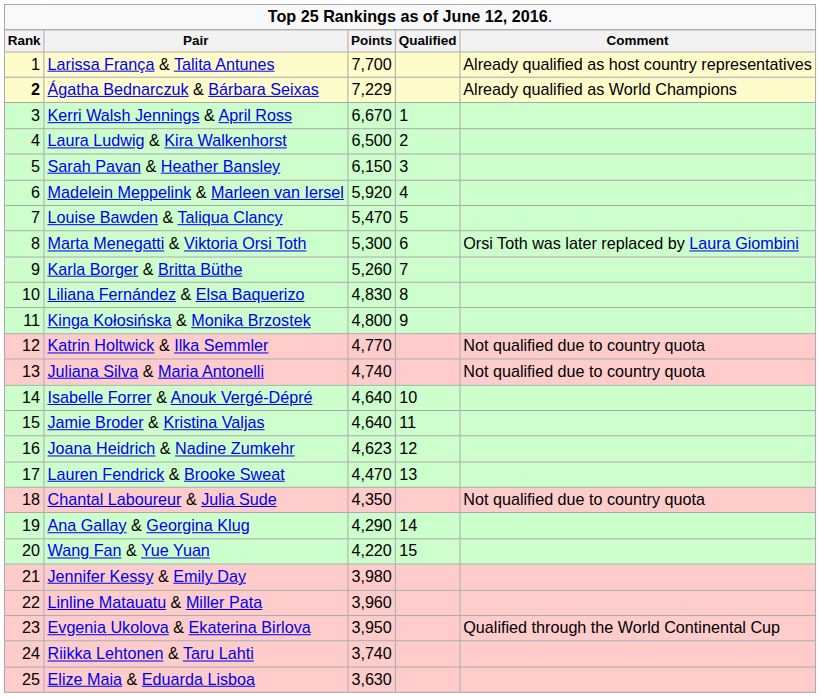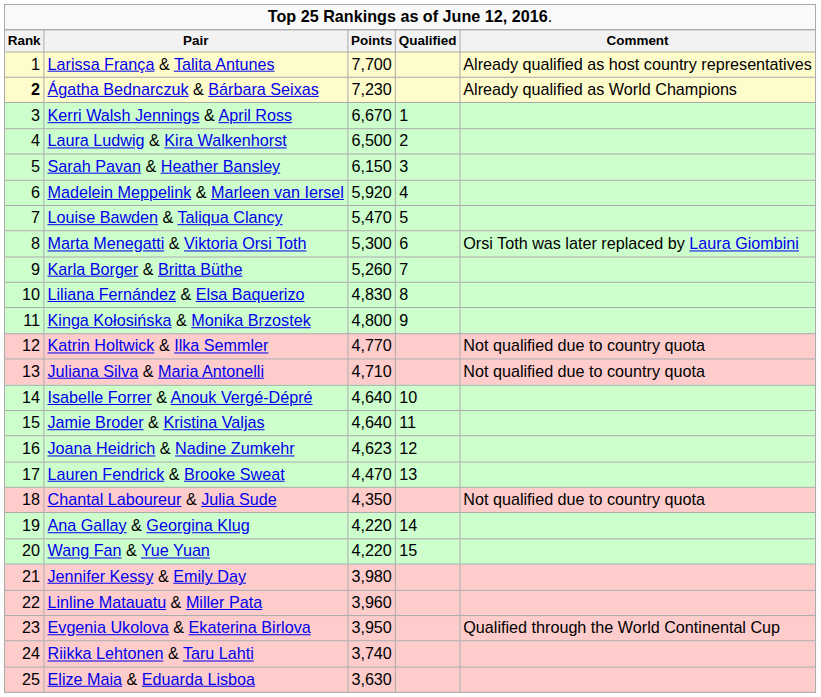(372, 90) 7,229 -> (372, 90) 7,230
(372, 372) 4,740 -> (372, 372) 4,710
(372, 525) 4,290 -> (372, 525) 4,220
